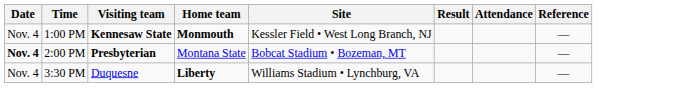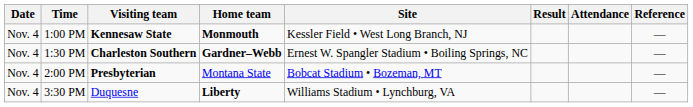+ row: (65, 53)
(23, 53) bold -> (23, 73) normal
